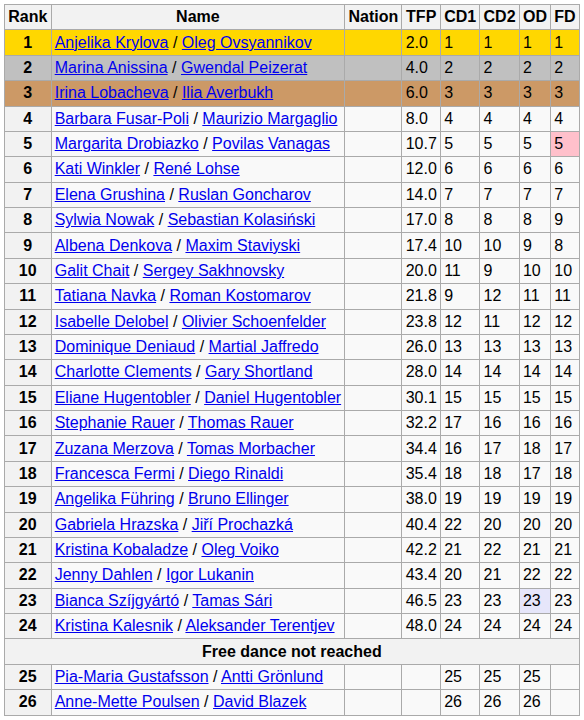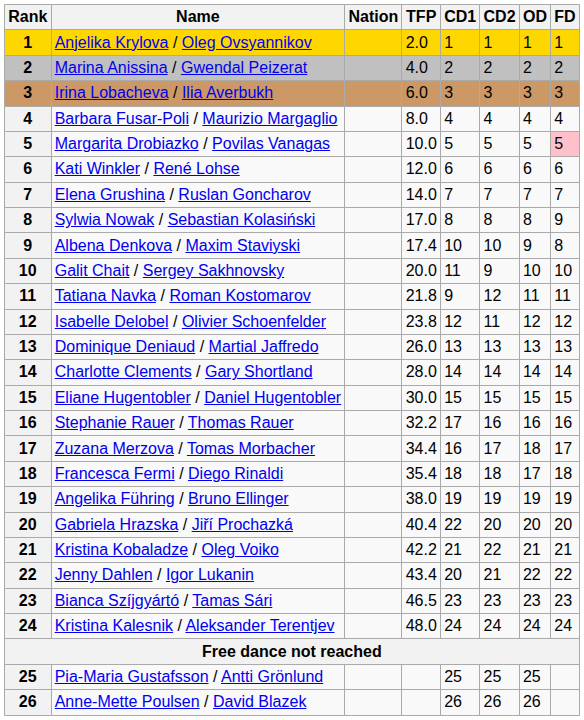(421, 144) 10.7 -> (421, 144) 10.0
(421, 397) 30.1 -> (421, 397) 30.0
(532, 600) lavender background -> (532, 600) no background
